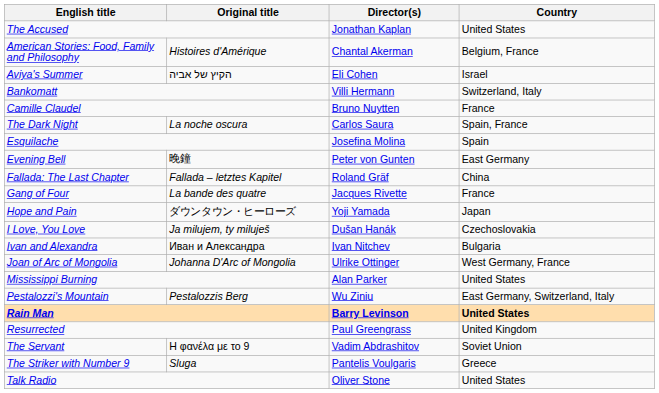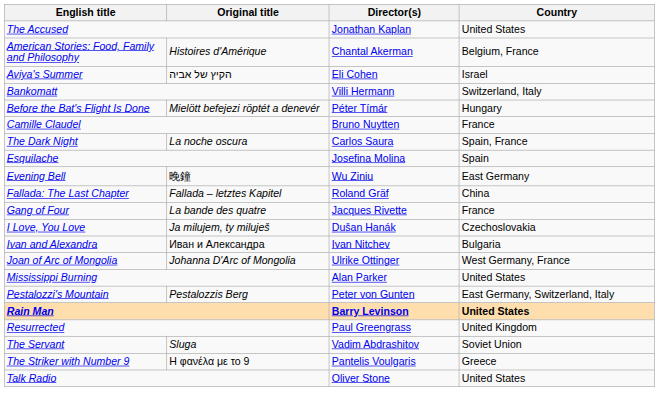+ row: (78, 108)
(373, 159) Peter von Gunten -> (353, 176) Wu Ziniu
- row: (42, 211)
(353, 296) Wu Ziniu -> (373, 294) Peter von Gunten
(209, 346) Η φανέλα με το 9 -> (183, 344) Sluga
(183, 363) Sluga -> (209, 361) Η φανέλα με το 9
